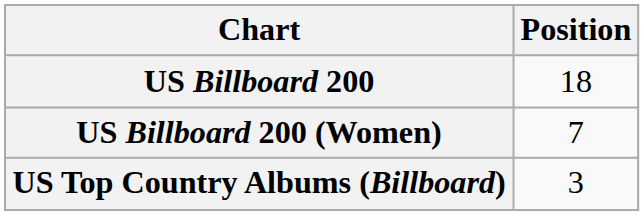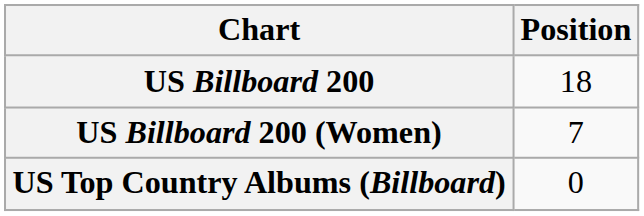(576, 183) 3 -> (576, 183) 0
